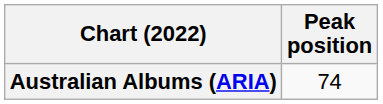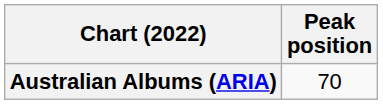(330, 81) 74 -> (330, 81) 70
